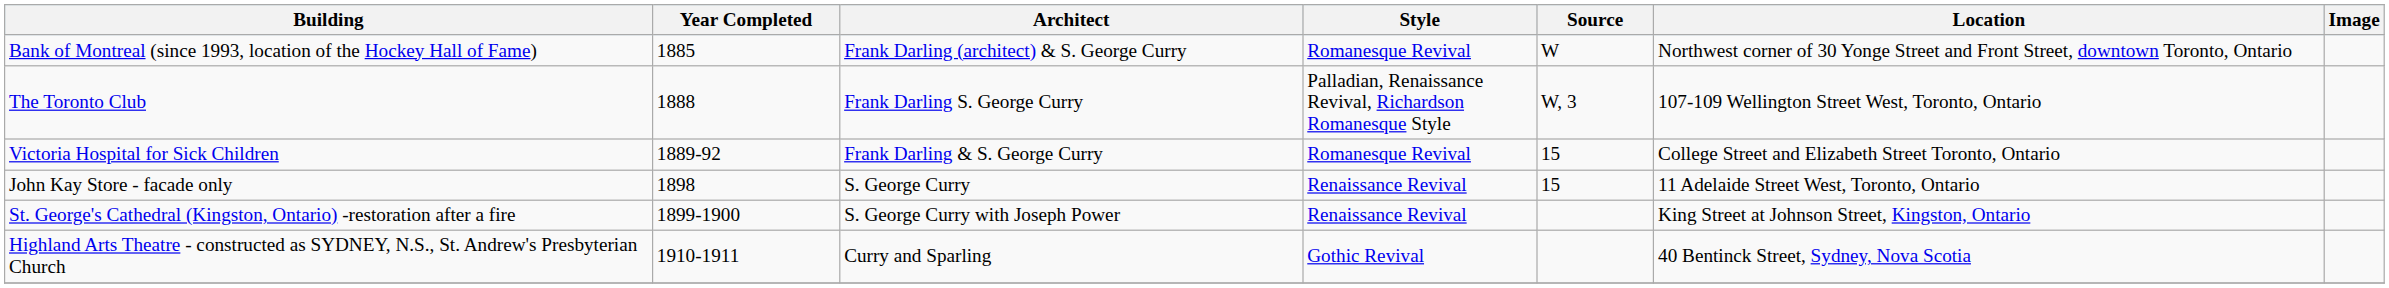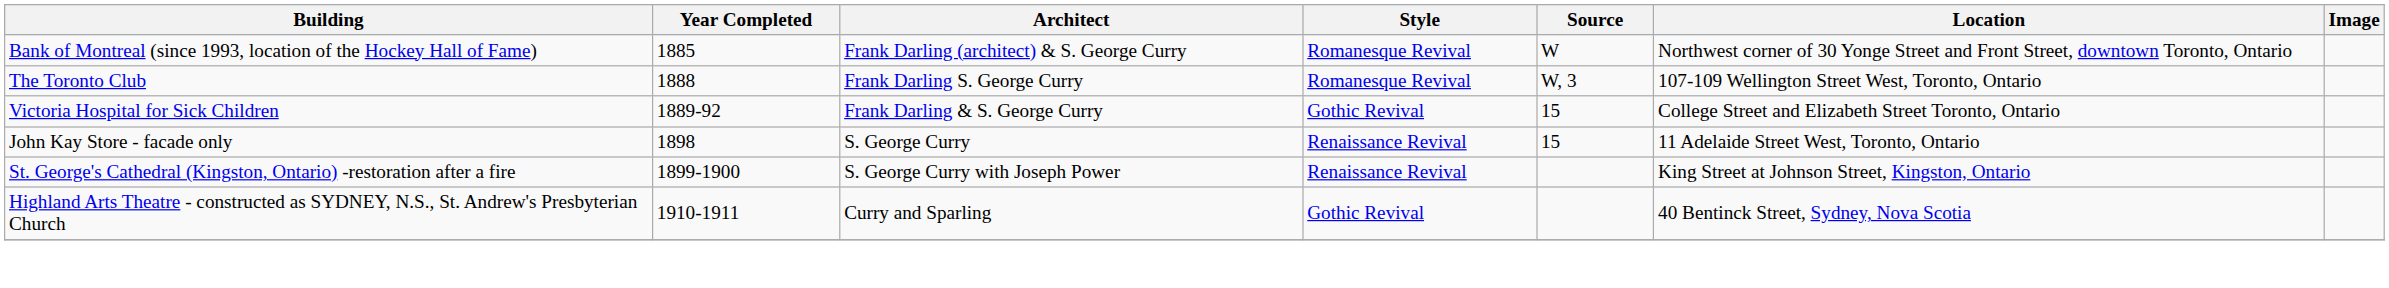(1395, 102) Palladian, Renaissance Revival, Richardson Romanesque Style -> (1389, 80) Romanesque Revival
(1389, 154) Romanesque Revival -> (1366, 111) Gothic Revival
